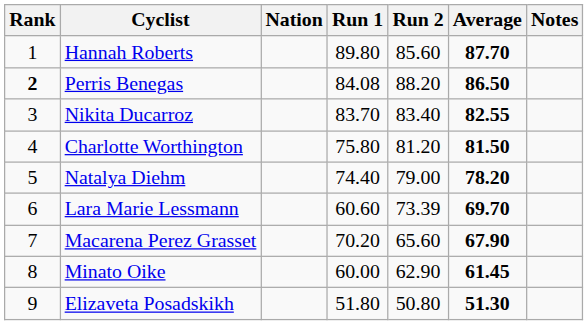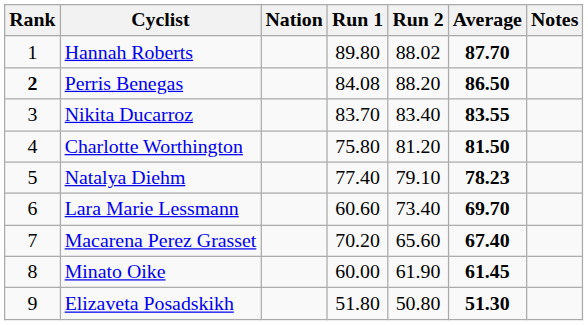(418, 51) 85.60 -> (418, 51) 88.02
(487, 114) 82.55 -> (487, 114) 83.55
(358, 177) 74.40 -> (358, 177) 77.40
(418, 177) 79.00 -> (418, 177) 79.10
(487, 177) 78.20 -> (487, 177) 78.23
(418, 209) 73.39 -> (418, 209) 73.40
(487, 240) 67.90 -> (487, 240) 67.40
(418, 271) 62.90 -> (418, 271) 61.90
